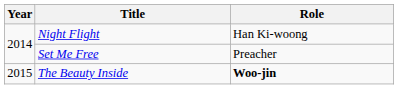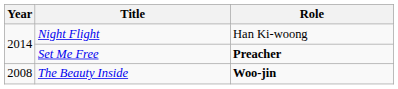(255, 53) normal -> (257, 53) bold
(20, 73) 2015 -> (20, 73) 2008
